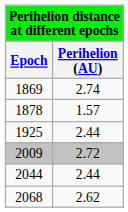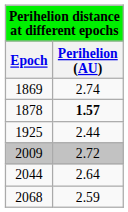(88, 110) normal -> (88, 110) bold
(88, 175) 2.44 -> (88, 175) 2.64
(88, 196) 2.62 -> (88, 196) 2.59
